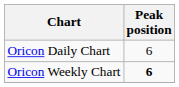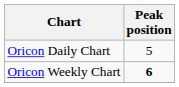(149, 51) 6 -> (149, 51) 5
